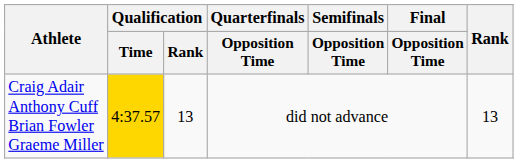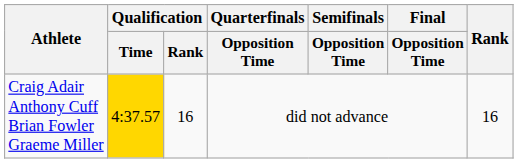(185, 116) 13 -> (185, 116) 16
(490, 116) 13 -> (490, 116) 16
